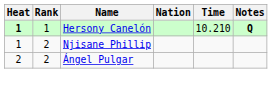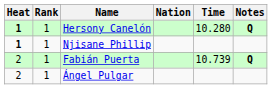(213, 28) 10.210 -> (213, 28) 10.280
(18, 44) normal -> (18, 44) bold
(47, 44) 2 -> (47, 44) 1
+ row: (101, 60)
(47, 60) 2 -> (47, 76) 1
